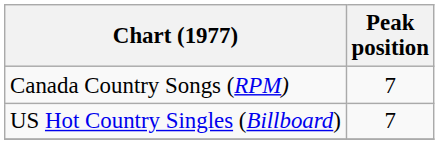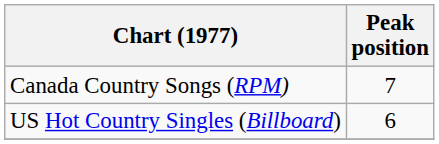(390, 120) 7 -> (390, 120) 6
